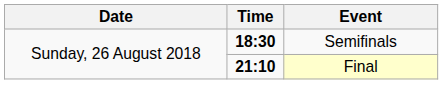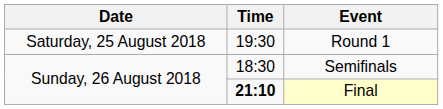+ row: (361, 41)
(255, 41) bold -> (255, 66) normal
